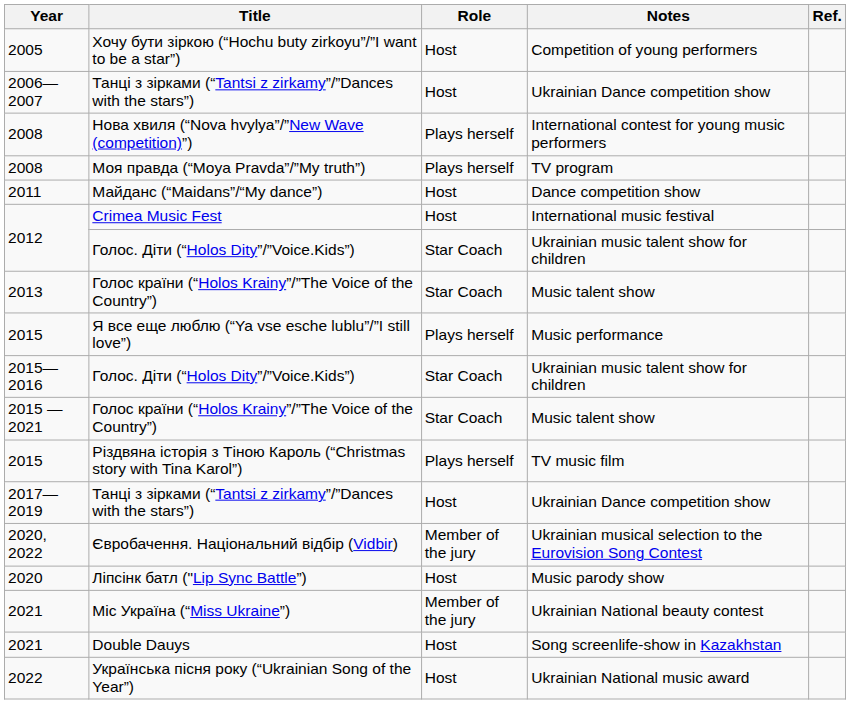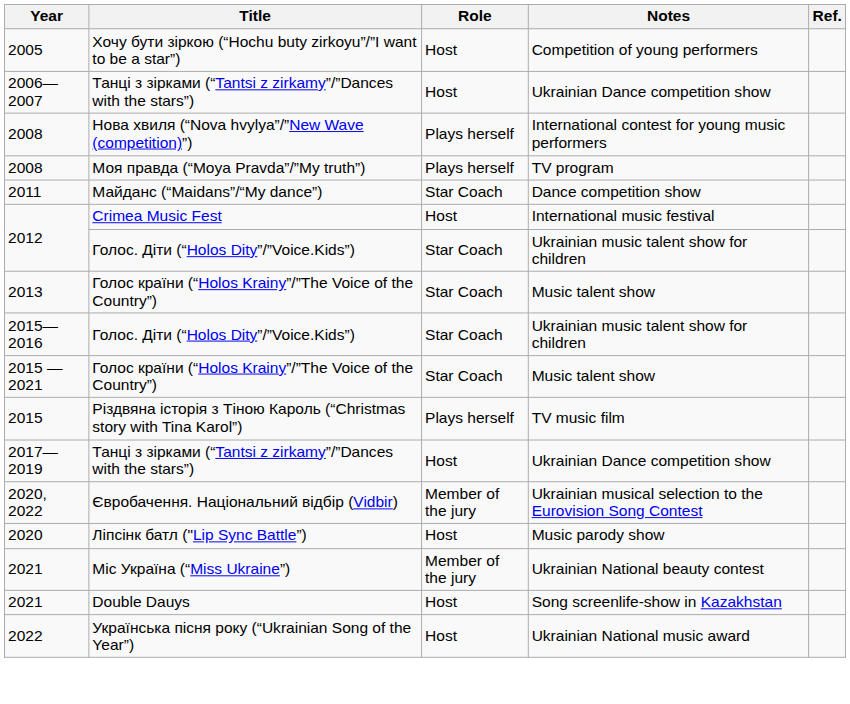(441, 192) Host -> (464, 192) Star Coach
- row: (25, 334)
